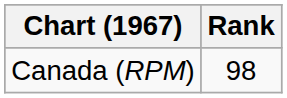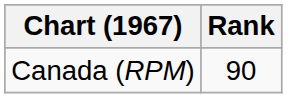(241, 69) 98 -> (241, 69) 90
